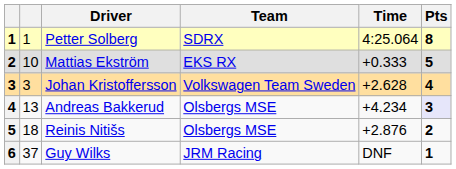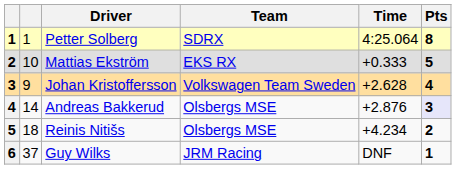(27, 85) 3 -> (27, 85) 9
(31, 108) 13 -> (31, 108) 14
(384, 108) +4.234 -> (384, 108) +2.876
(384, 130) +2.876 -> (384, 130) +4.234
